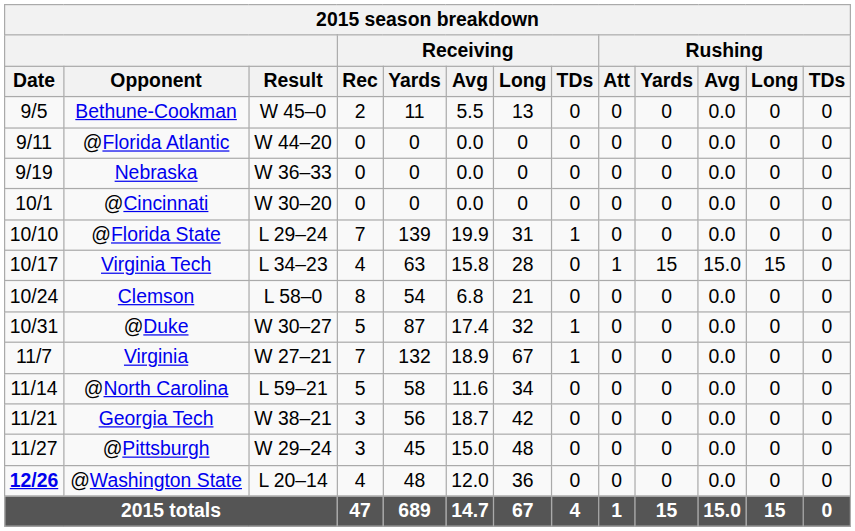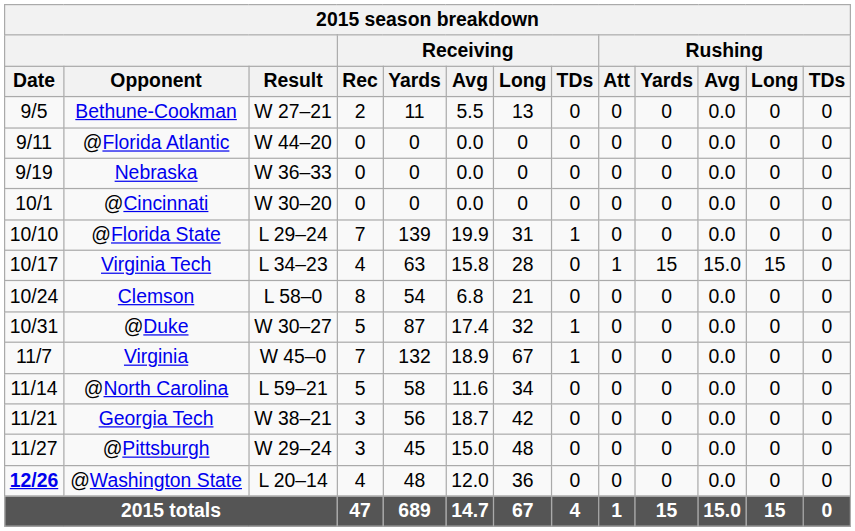(293, 111) W 45–0 -> (293, 111) W 27–21
(293, 357) W 27–21 -> (293, 357) W 45–0
